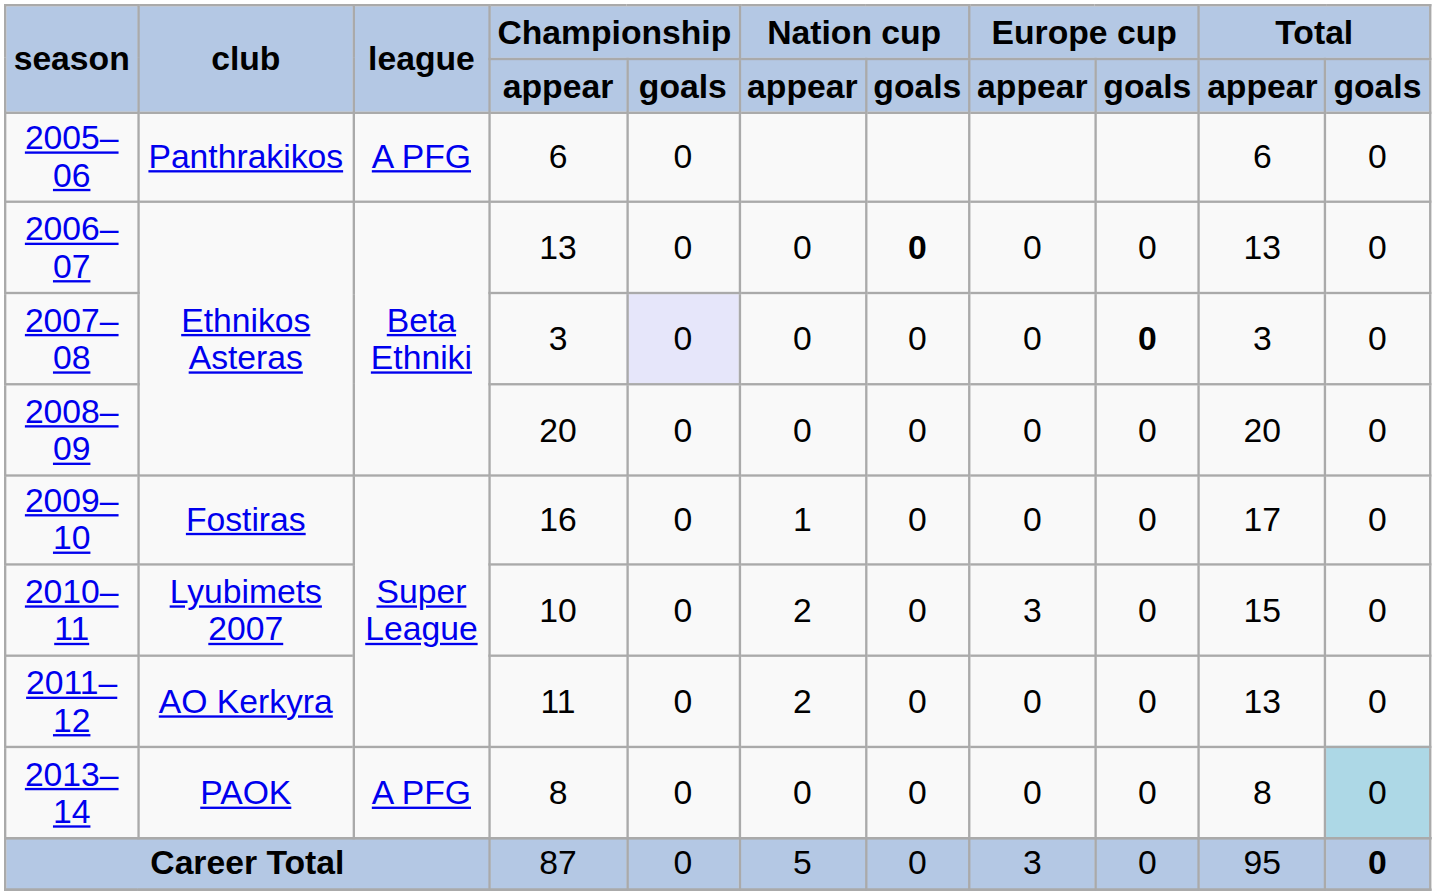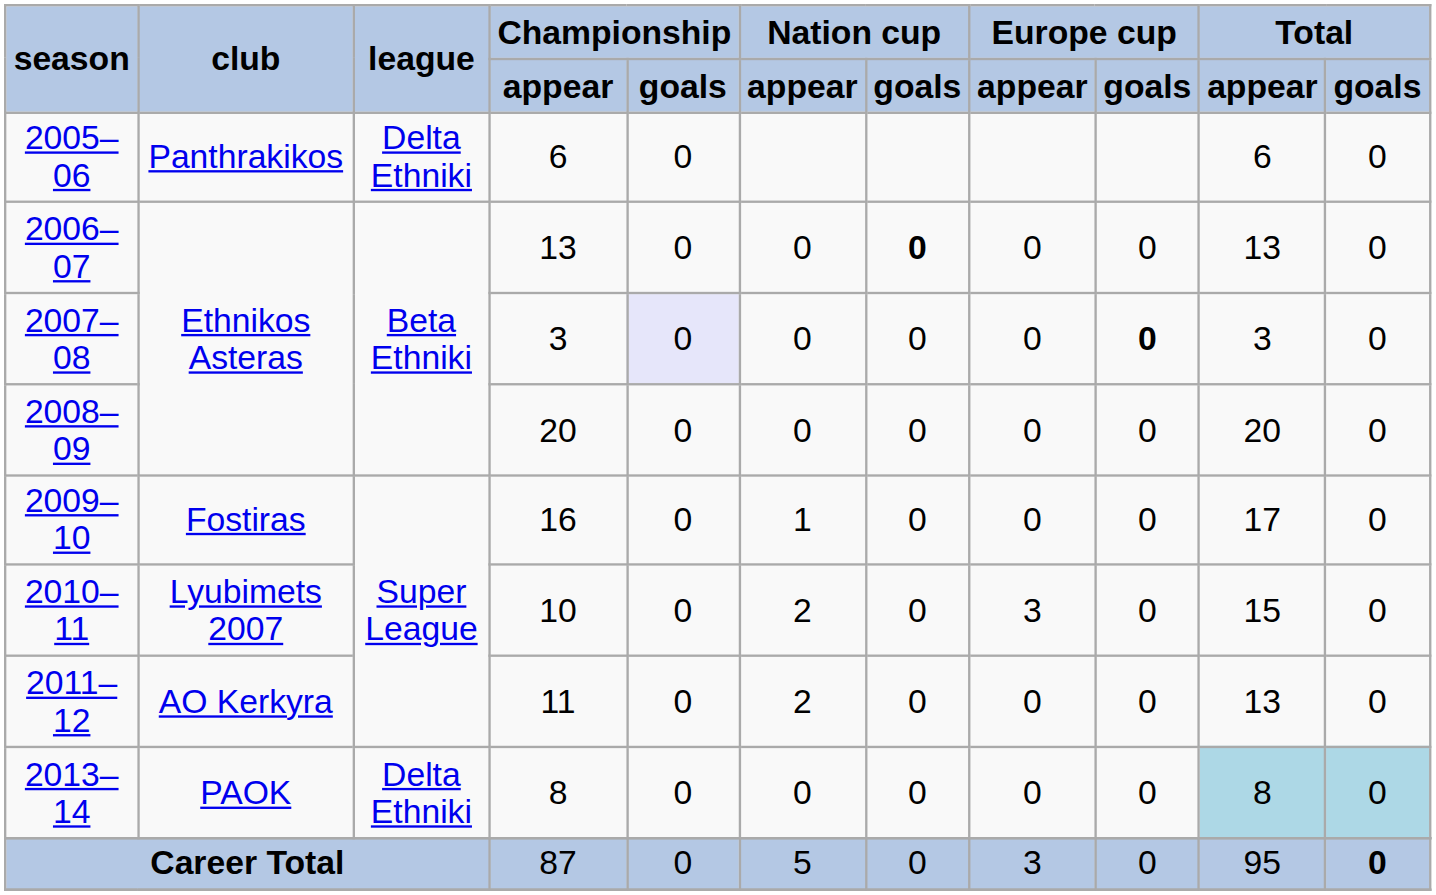(421, 157) A PFG -> (421, 157) Delta Ethniki
(421, 792) A PFG -> (421, 792) Delta Ethniki
(1262, 792) no background -> (1262, 792) lightblue background
